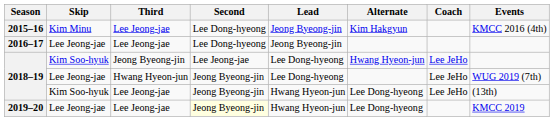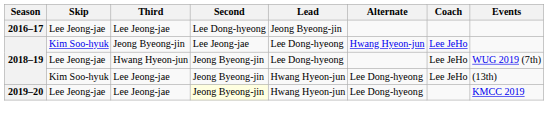- row: (26, 28)
